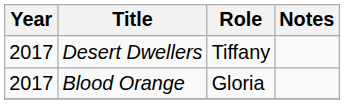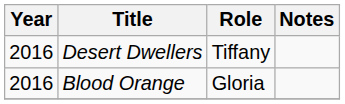(31, 51) 2017 -> (31, 51) 2016
(31, 83) 2017 -> (31, 83) 2016
